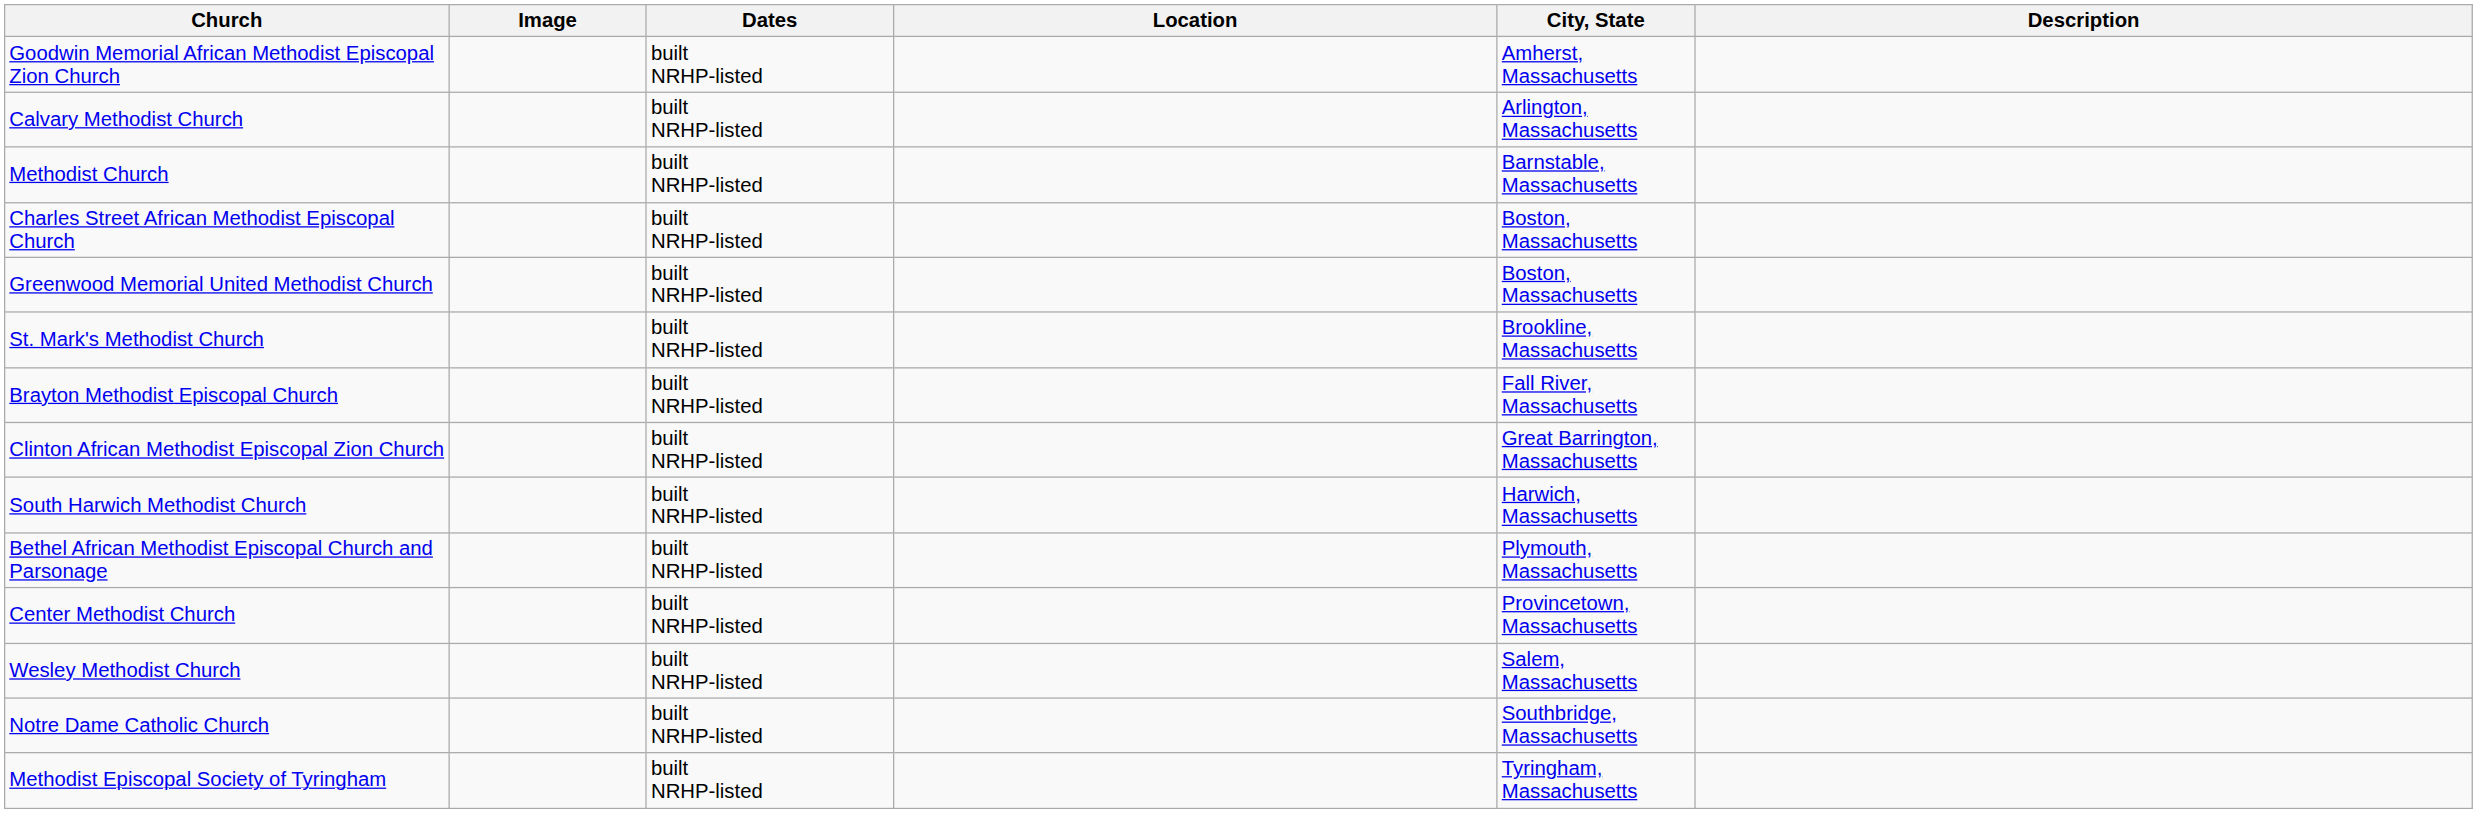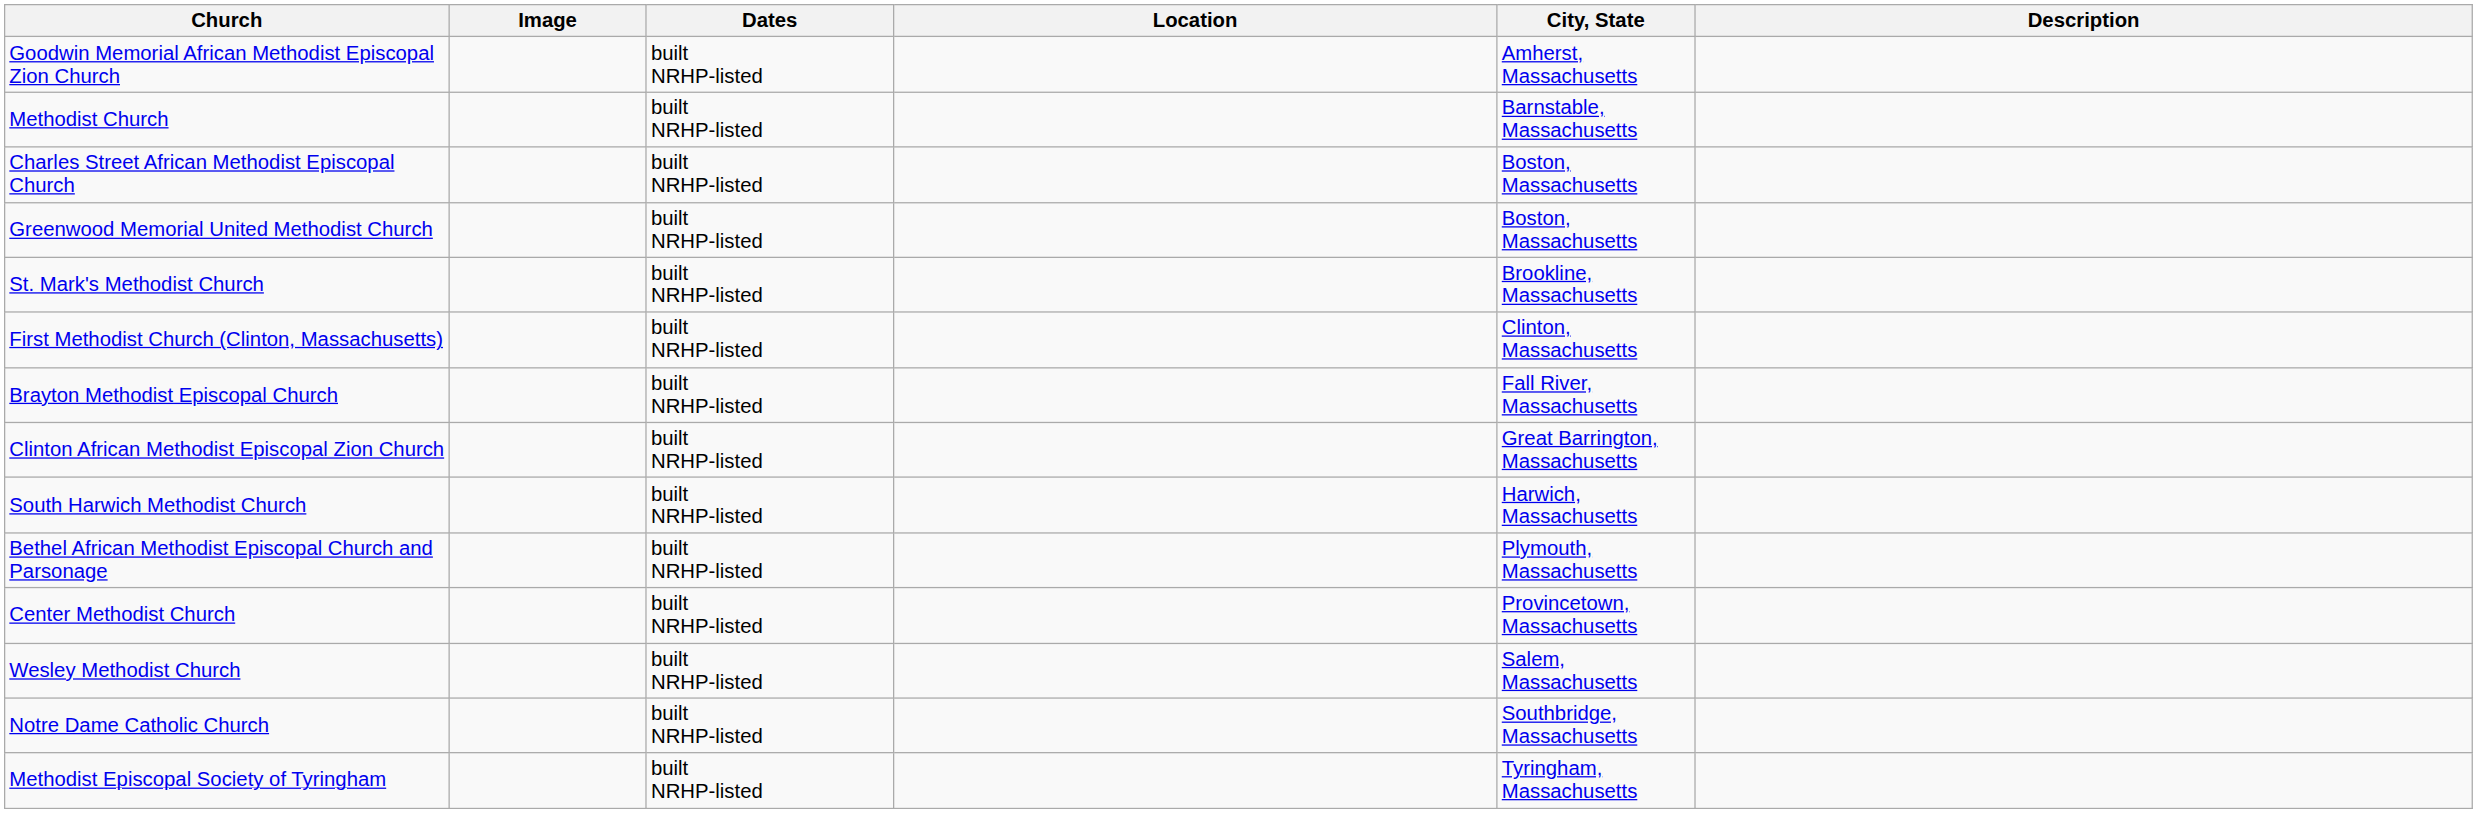- row: (126, 119)
+ row: (226, 339)
